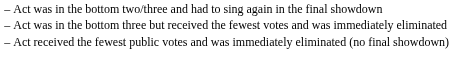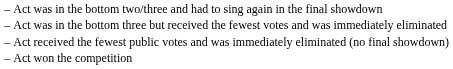+ row: (73, 58)
